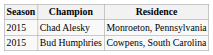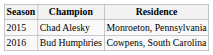(16, 43) 2015 -> (16, 43) 2016
